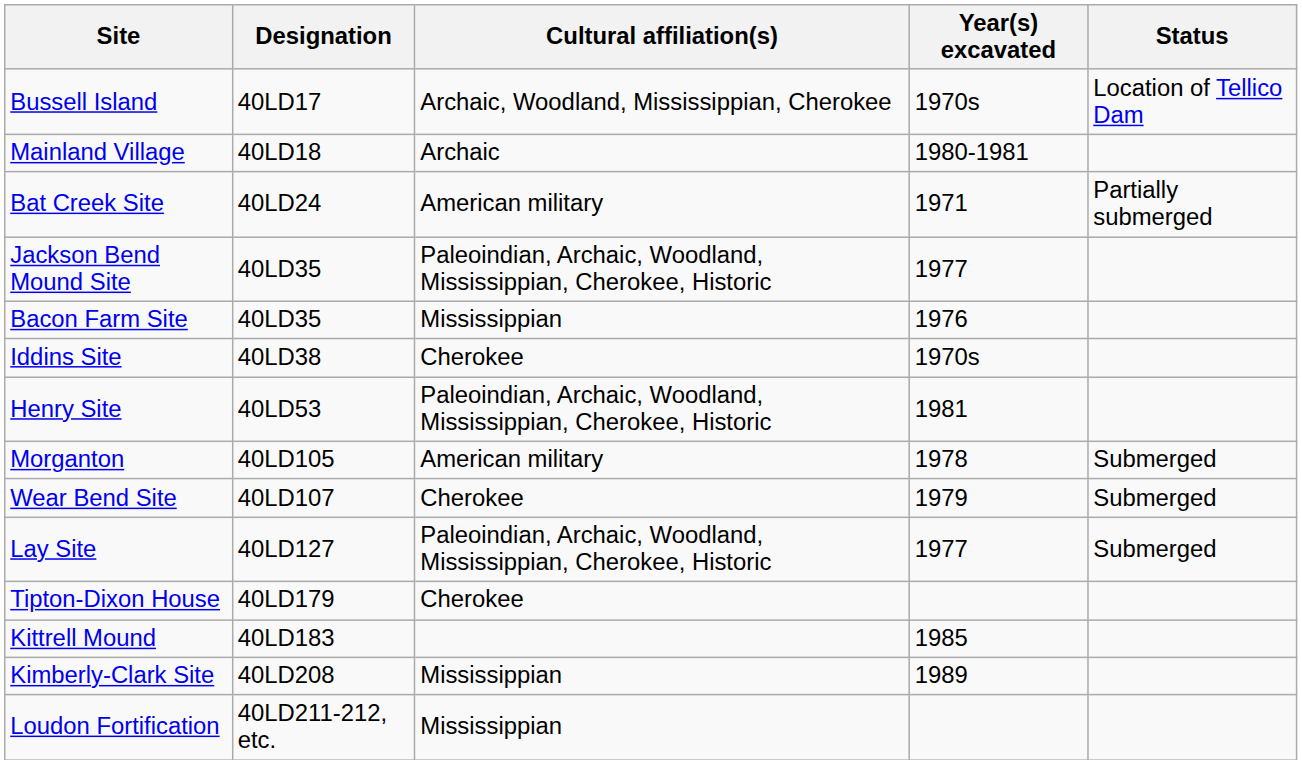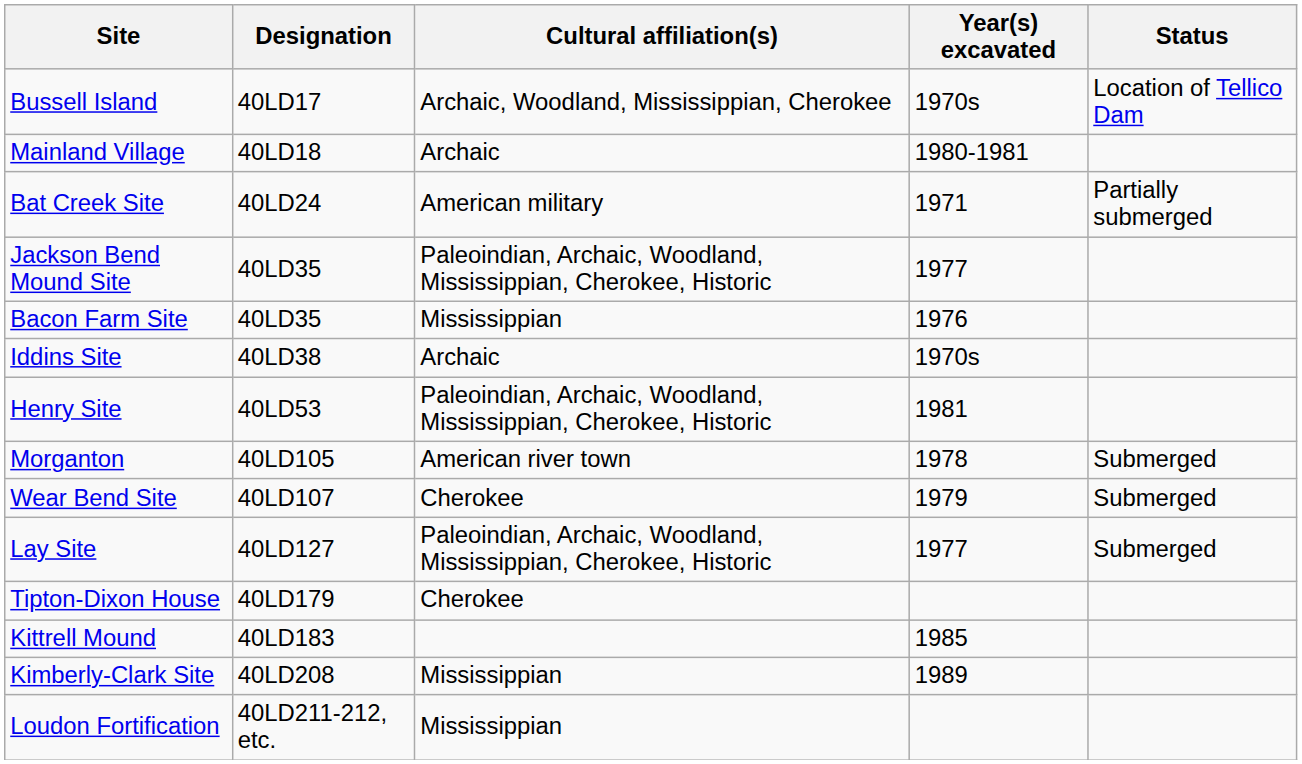(472, 357) Cherokee -> (460, 357) Archaic
(512, 459) American military -> (526, 459) American river town
